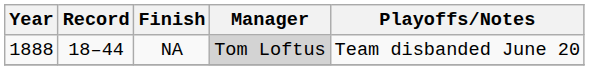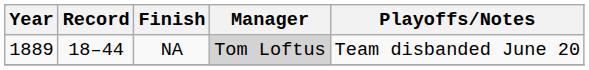(31, 50) 1888 -> (31, 50) 1889
